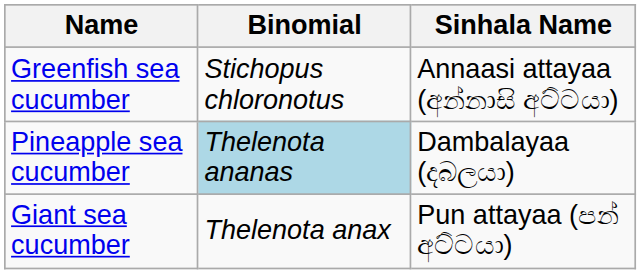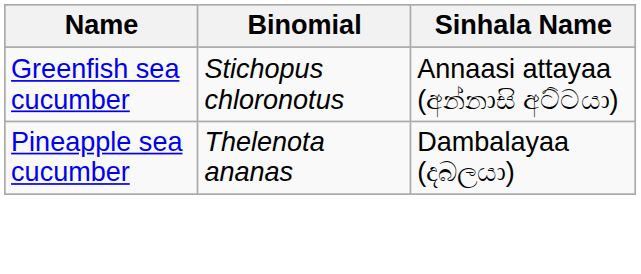(265, 157) lightblue background -> (265, 157) no background
- row: (70, 230)
